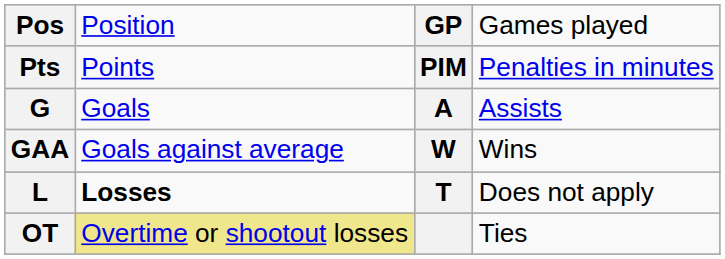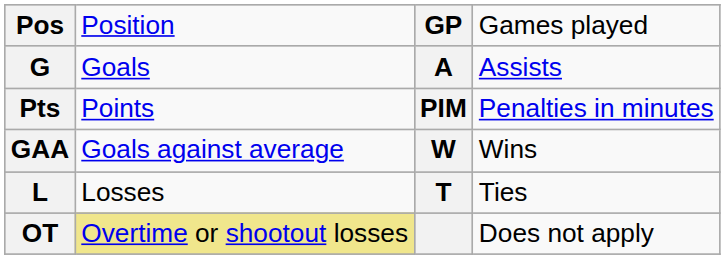rows swapped: (40, 108) <-> (40, 66)
(127, 191) bold -> (123, 191) normal
(566, 191) Does not apply -> (503, 191) Ties
(503, 233) Ties -> (566, 233) Does not apply
